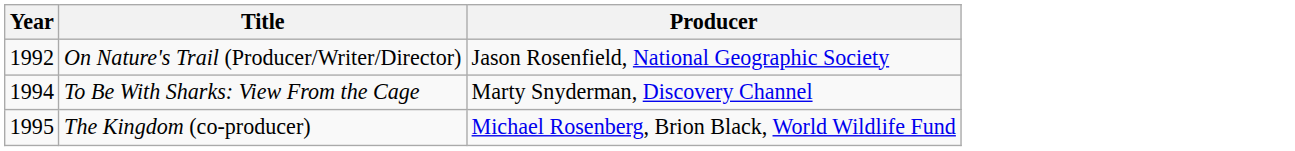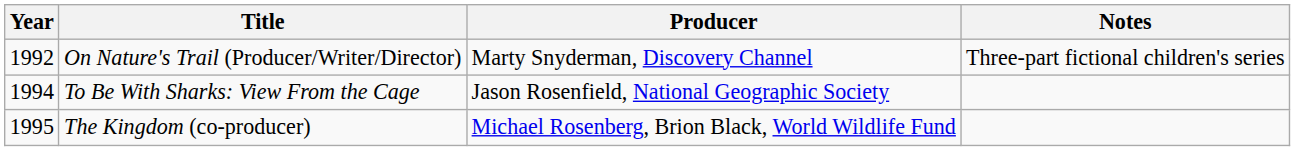+ column: (1125, 22)
(680, 57) Jason Rosenfield, National Geographic Society -> (642, 57) Marty Snyderman, Discovery Channel
(642, 92) Marty Snyderman, Discovery Channel -> (680, 92) Jason Rosenfield, National Geographic Society
